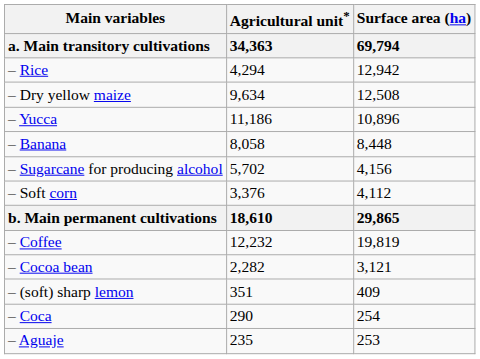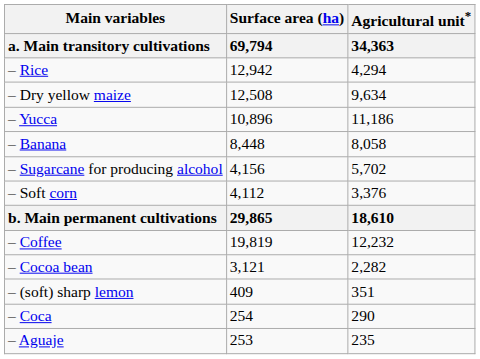columns swapped: (251, 45) <-> (378, 45)
